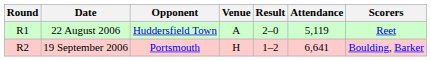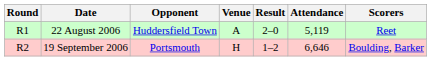(317, 47) 6,641 -> (317, 47) 6,646
